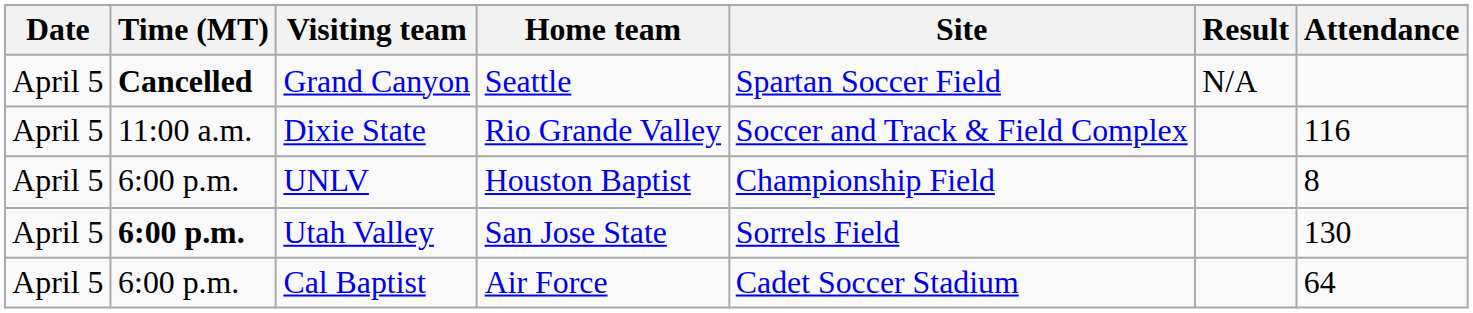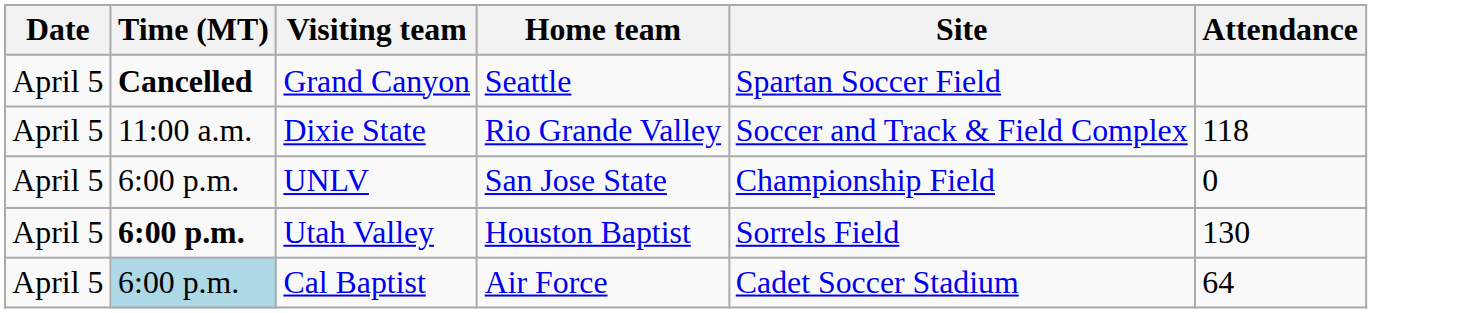- column: (1246, 29)
(1327, 130) 116 -> (1226, 130) 118
(588, 181) Houston Baptist -> (576, 181) San Jose State
(1312, 181) 8 -> (1210, 181) 0
(576, 231) San Jose State -> (588, 231) Houston Baptist
(179, 282) no background -> (179, 282) lightblue background
